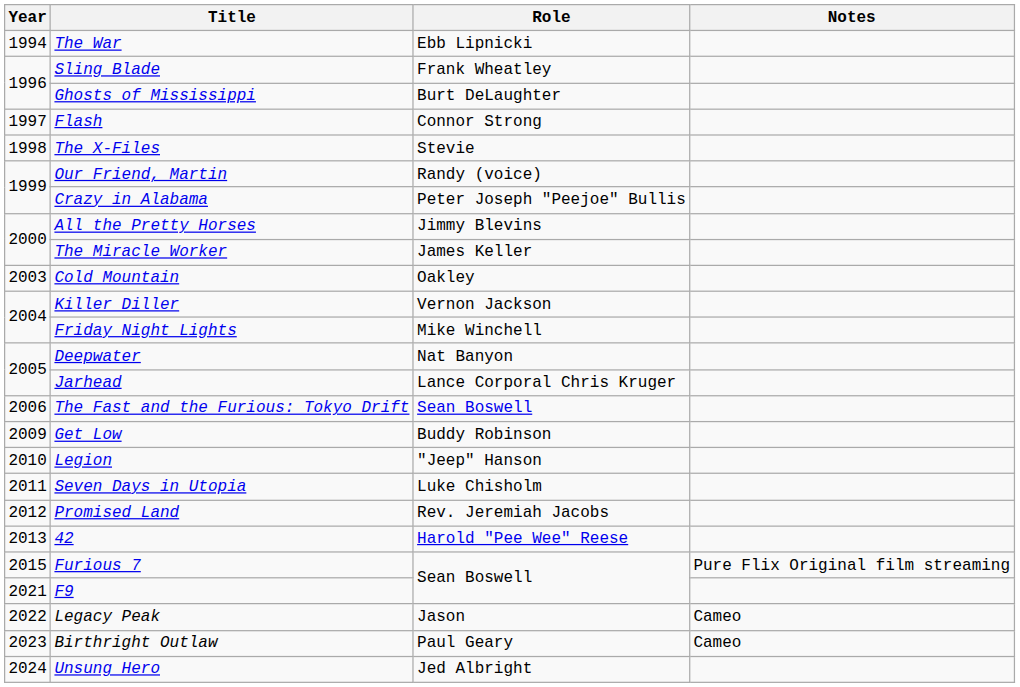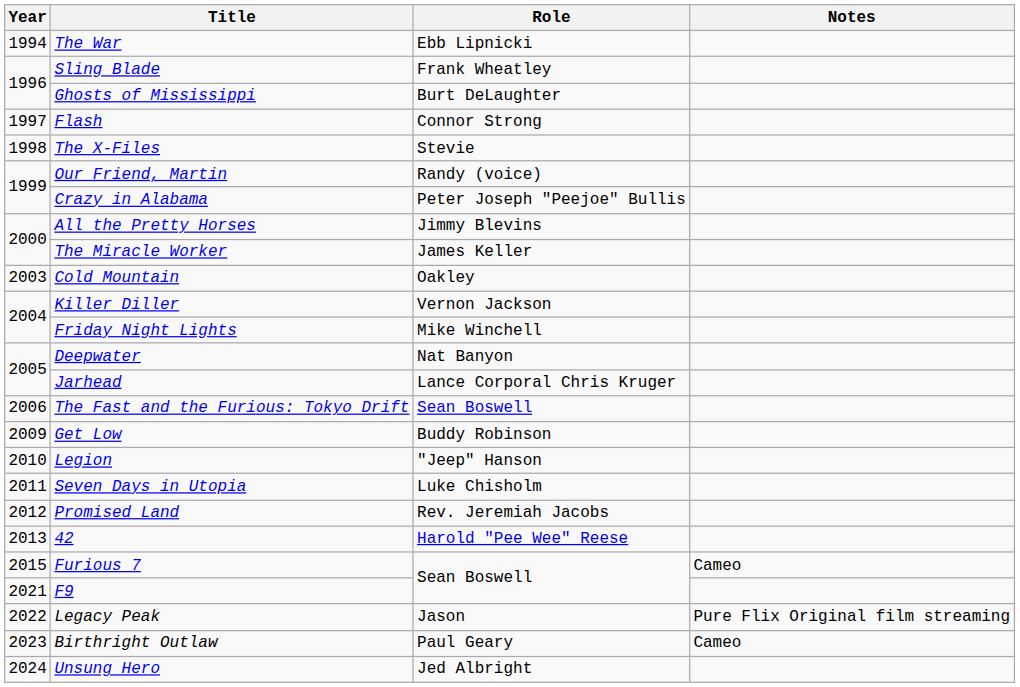(852, 565) Pure Flix Original film streaming -> (717, 565) Cameo
(717, 617) Cameo -> (852, 617) Pure Flix Original film streaming
